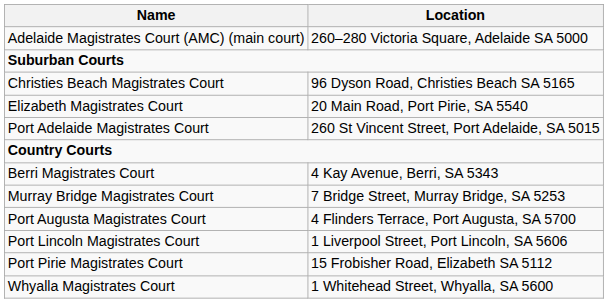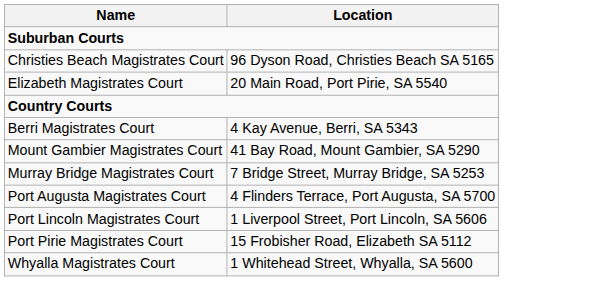- row: (156, 38)
- row: (108, 128)
+ row: (115, 151)
